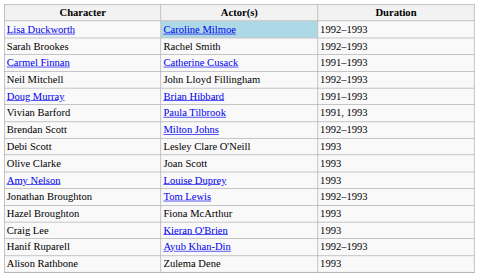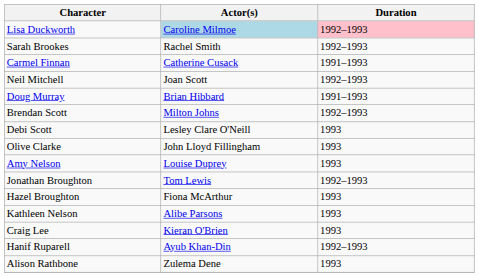(344, 29) no background -> (344, 29) pink background
(212, 79) John Lloyd Fillingham -> (185, 79) Joan Scott
- row: (39, 113)
(185, 163) Joan Scott -> (212, 146) John Lloyd Fillingham
+ row: (42, 213)
